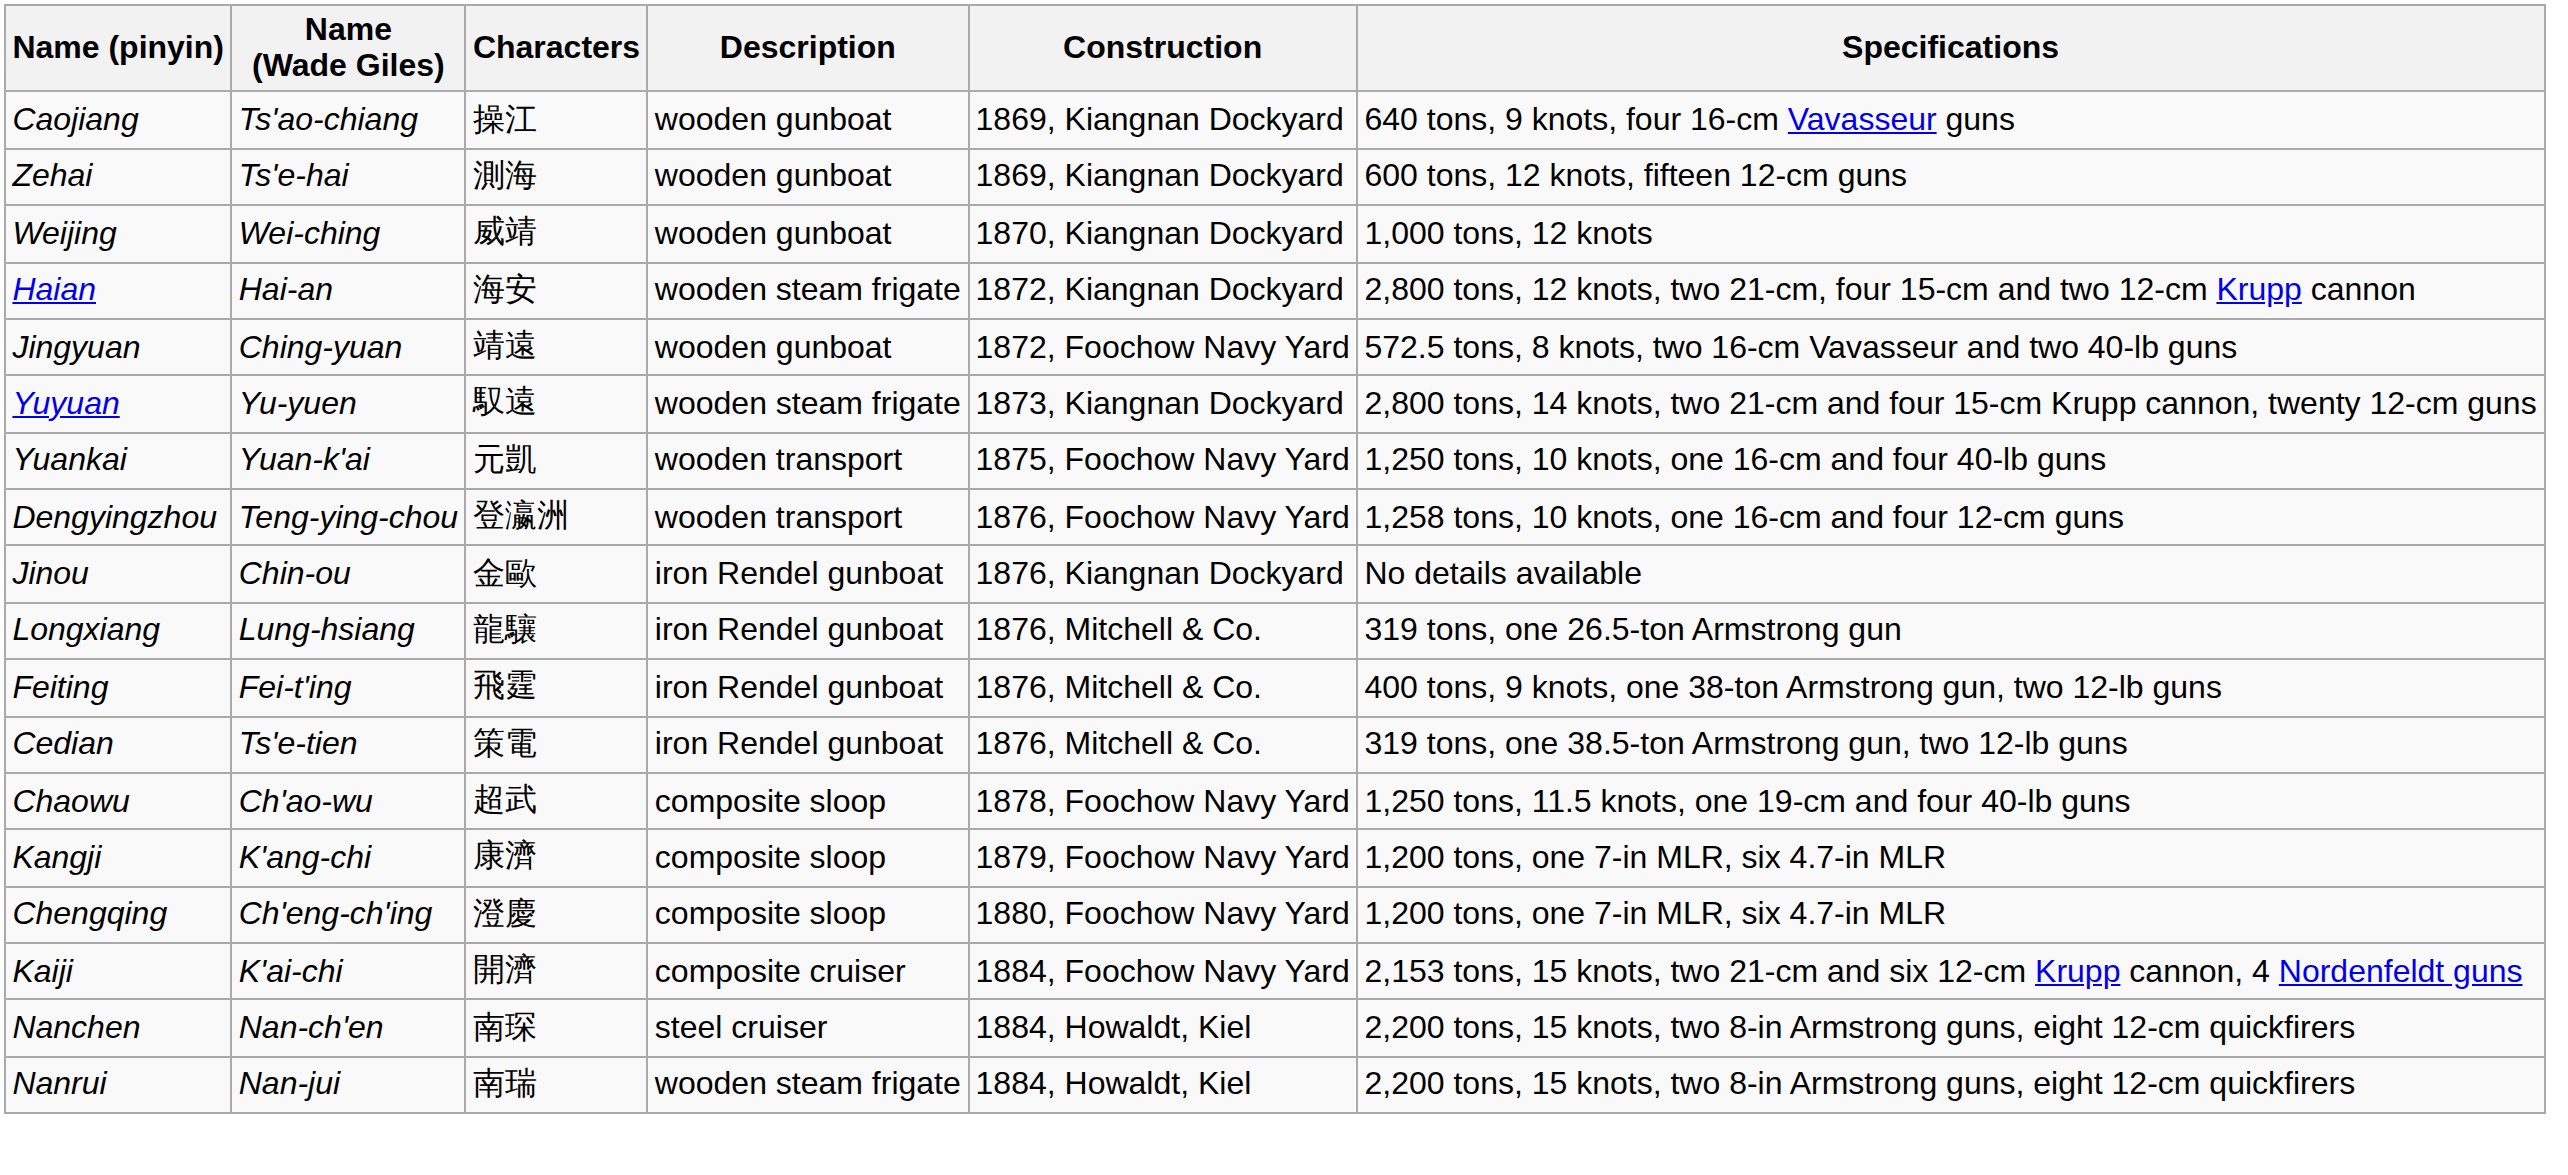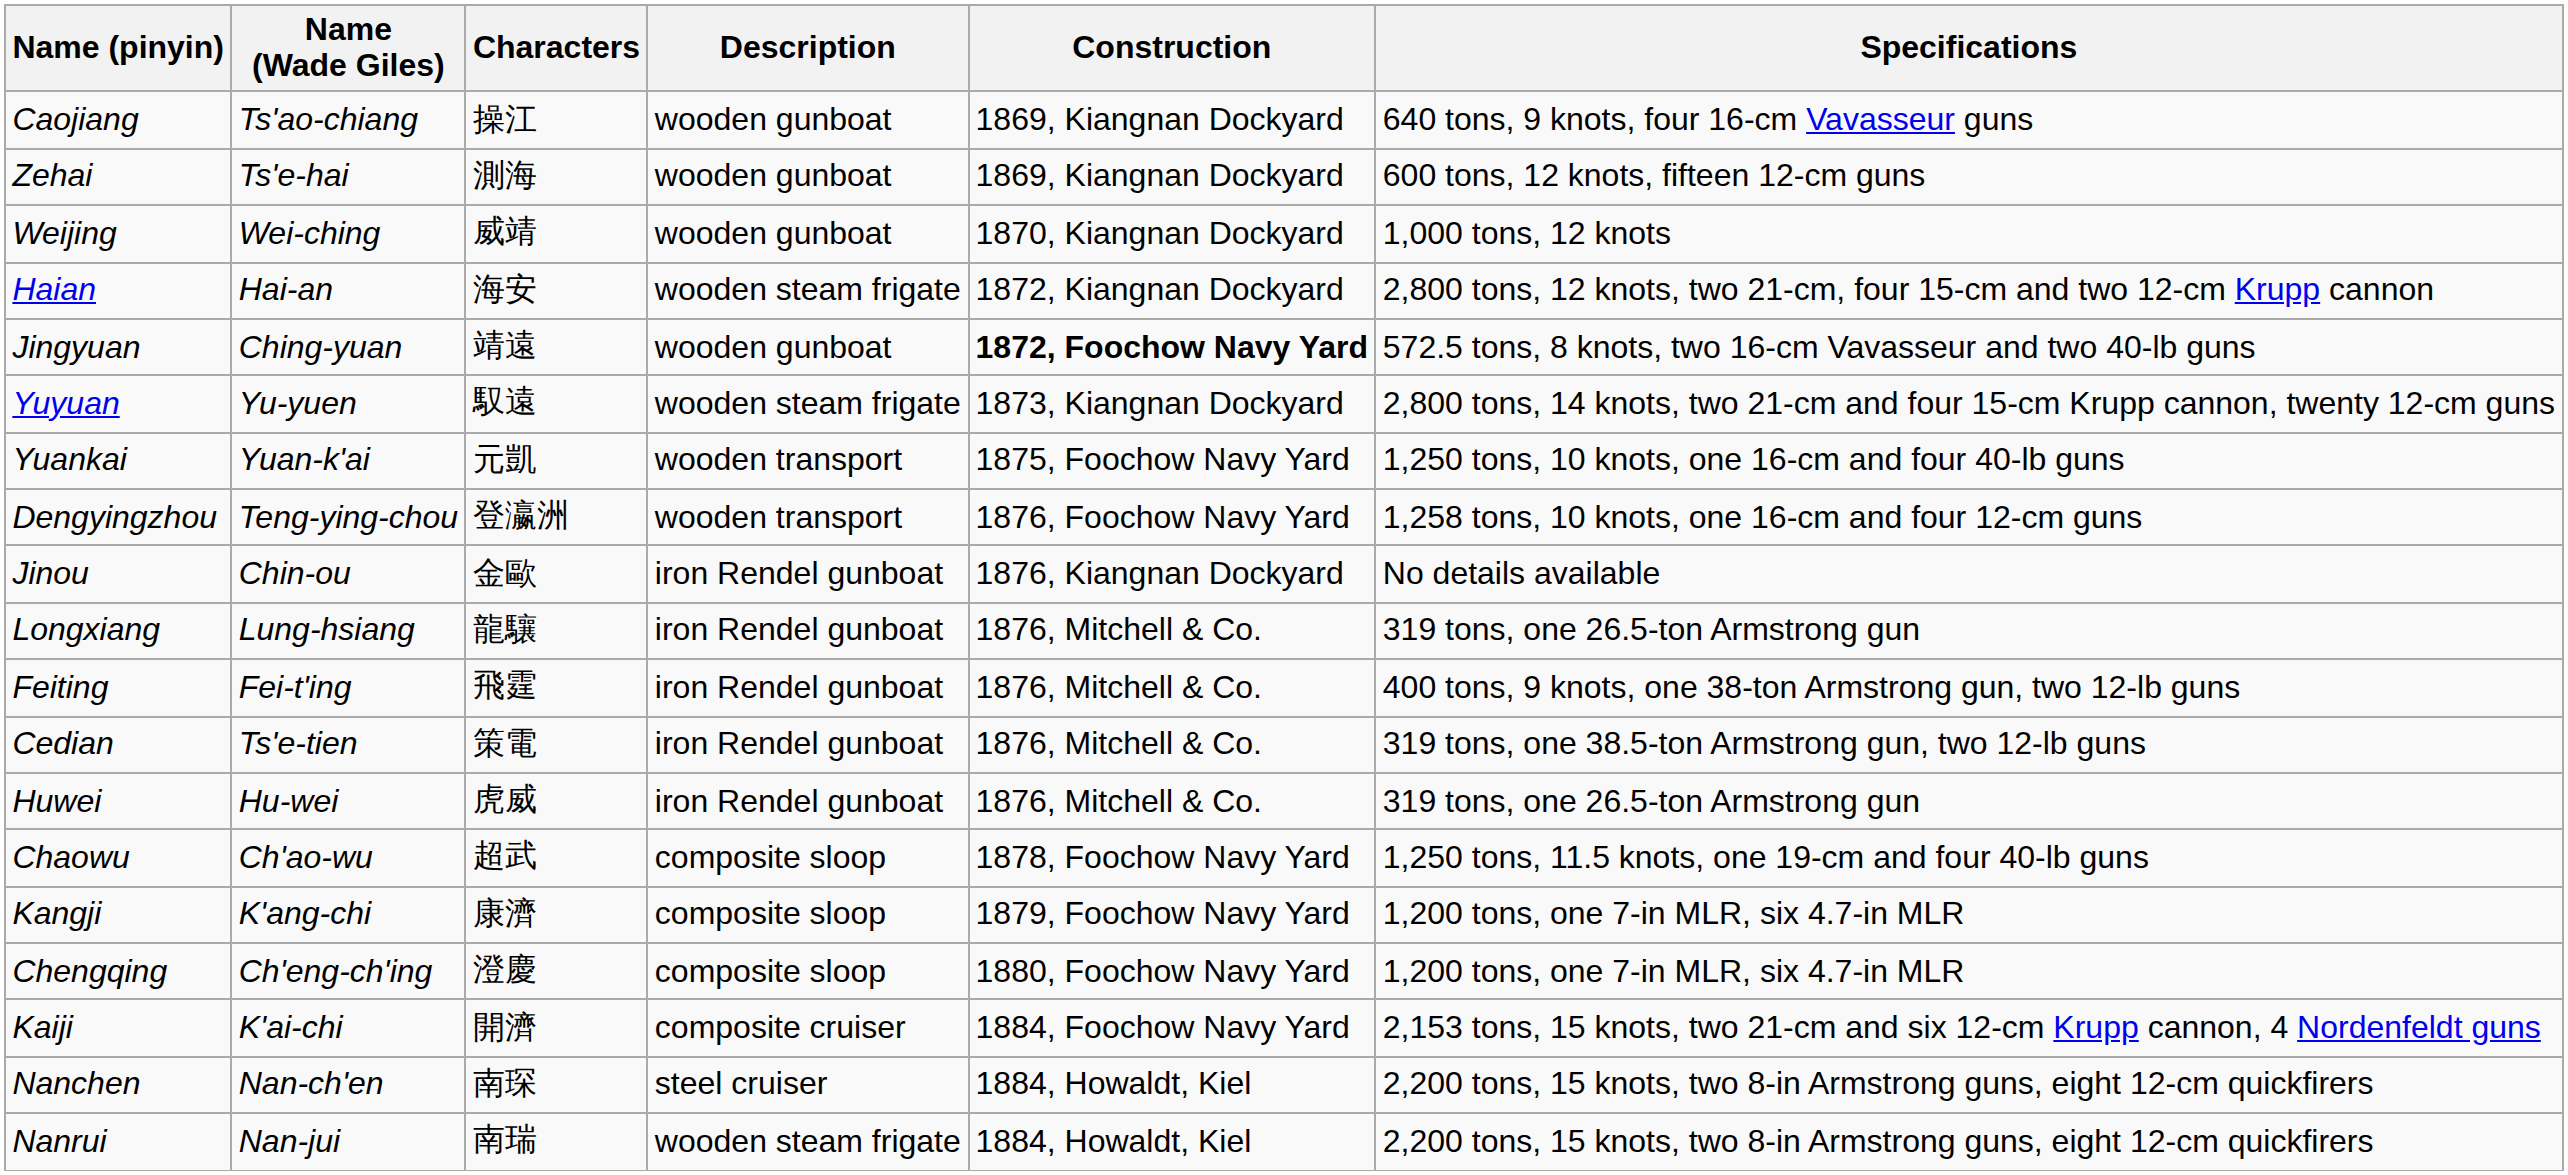(1163, 346) normal -> (1172, 346) bold
+ row: (57, 800)
